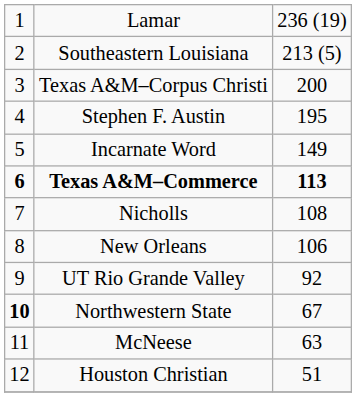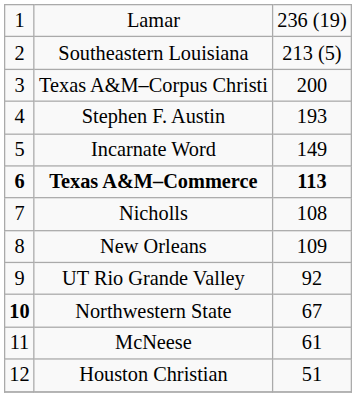(312, 117) 195 -> (312, 117) 193
(312, 246) 106 -> (312, 246) 109
(312, 342) 63 -> (312, 342) 61
